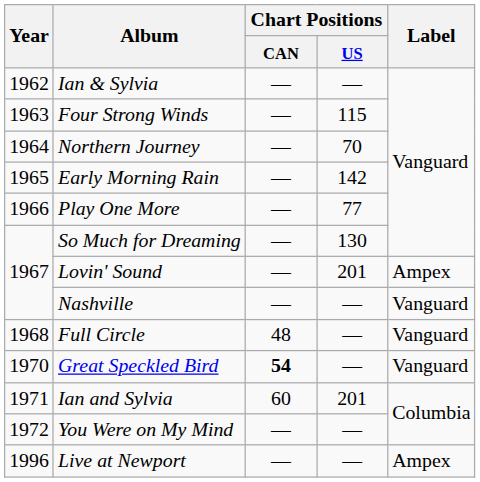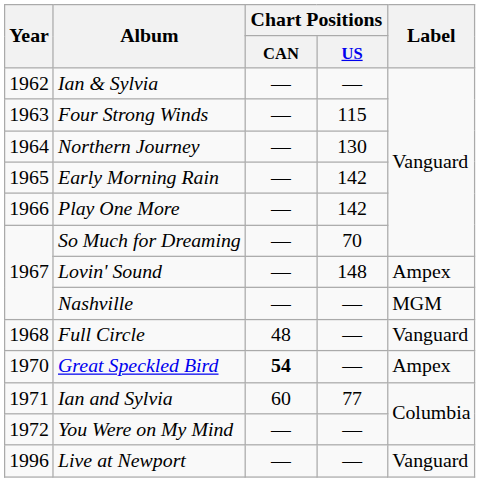(352, 146) 70 -> (352, 146) 130
(352, 209) 77 -> (352, 209) 142
(352, 240) 130 -> (352, 240) 70
(352, 271) 201 -> (352, 271) 148
(430, 303) Vanguard -> (417, 303) MGM
(430, 366) Vanguard -> (421, 366) Ampex
(352, 397) 201 -> (352, 397) 77
(421, 460) Ampex -> (430, 460) Vanguard
